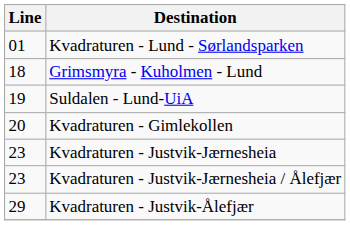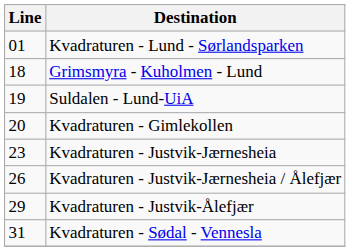(17, 179) 23 -> (17, 179) 26
+ row: (156, 233)
